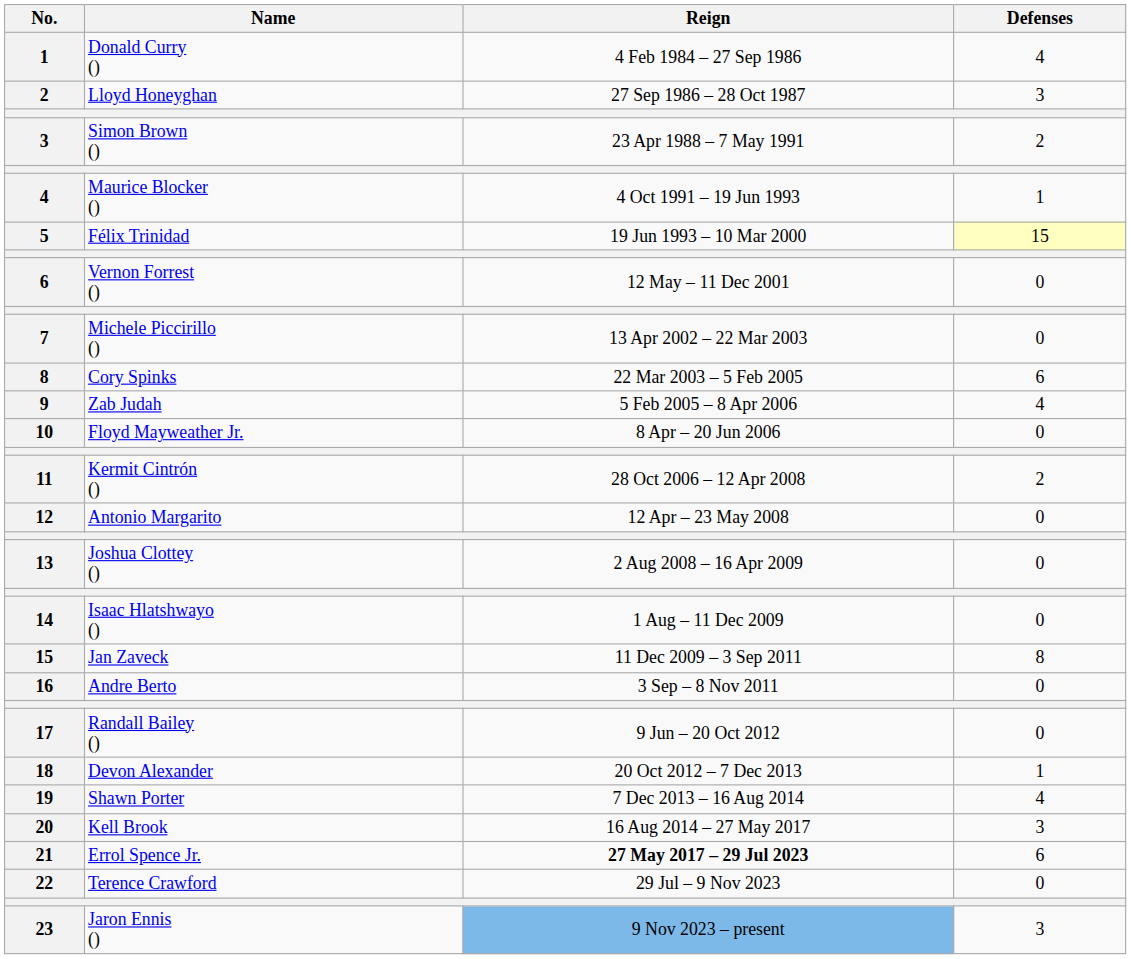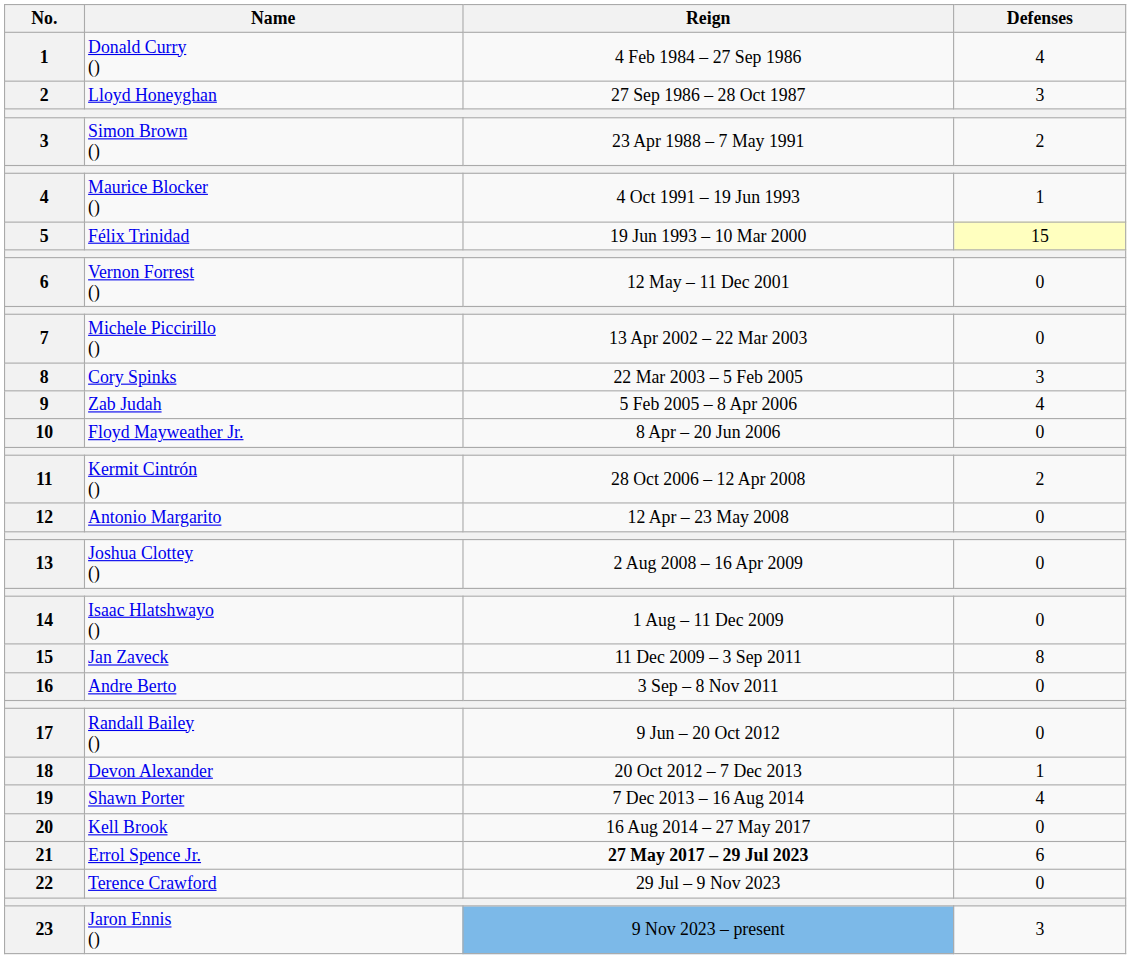(1040, 376) 6 -> (1040, 376) 3
(1040, 827) 3 -> (1040, 827) 0
